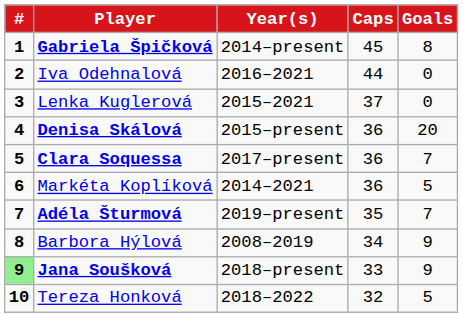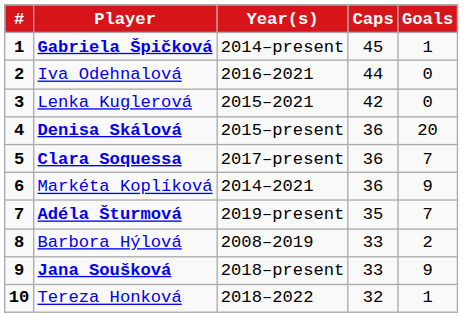(428, 47) 8 -> (428, 47) 1
(373, 103) 37 -> (373, 103) 42
(428, 186) 5 -> (428, 186) 9
(373, 242) 34 -> (373, 242) 33
(428, 242) 9 -> (428, 242) 2
(19, 270) lightgreen background -> (19, 270) no background
(428, 298) 5 -> (428, 298) 1
